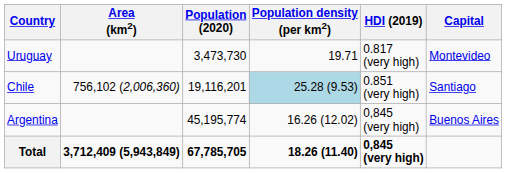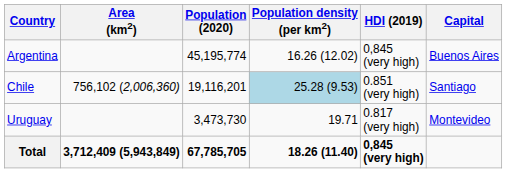rows swapped: (32, 120) <-> (29, 55)
